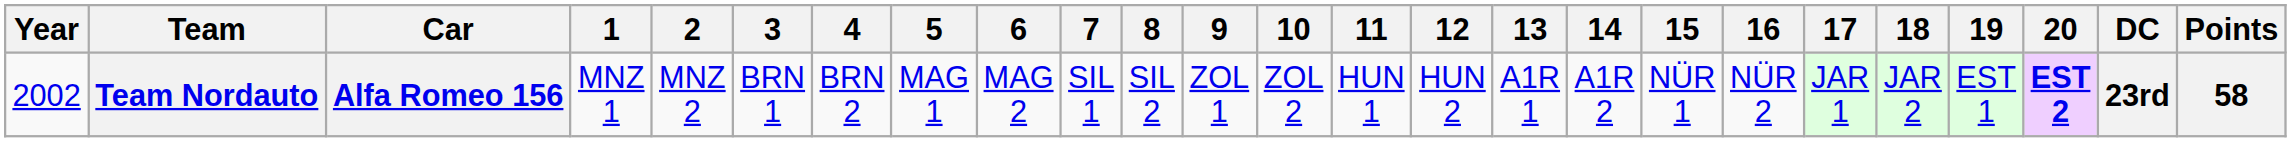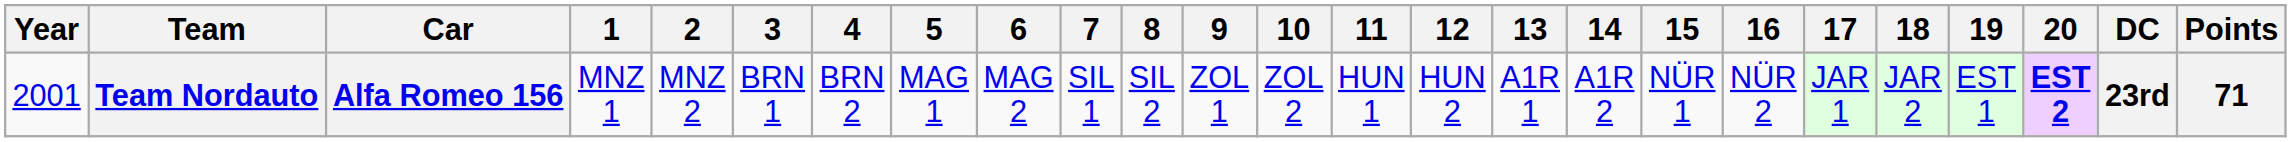(47, 94) 2002 -> (47, 94) 2001
(2231, 94) 58 -> (2231, 94) 71
